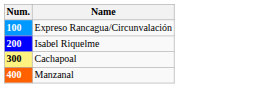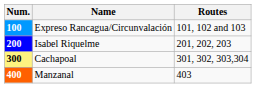+ column: (213, 12)
